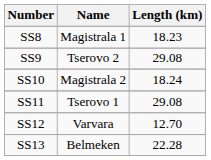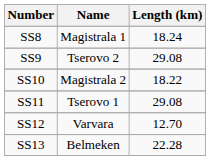(167, 37) 18.23 -> (167, 37) 18.24
(167, 80) 18.24 -> (167, 80) 18.22
